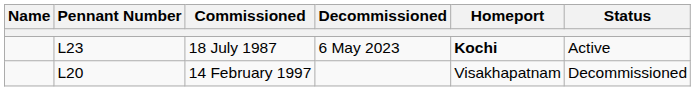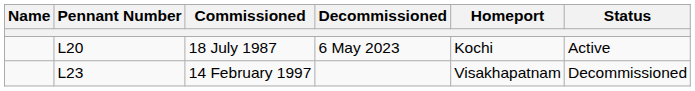(70, 48) L23 -> (70, 48) L20
(476, 48) bold -> (474, 48) normal
(70, 73) L20 -> (70, 73) L23
